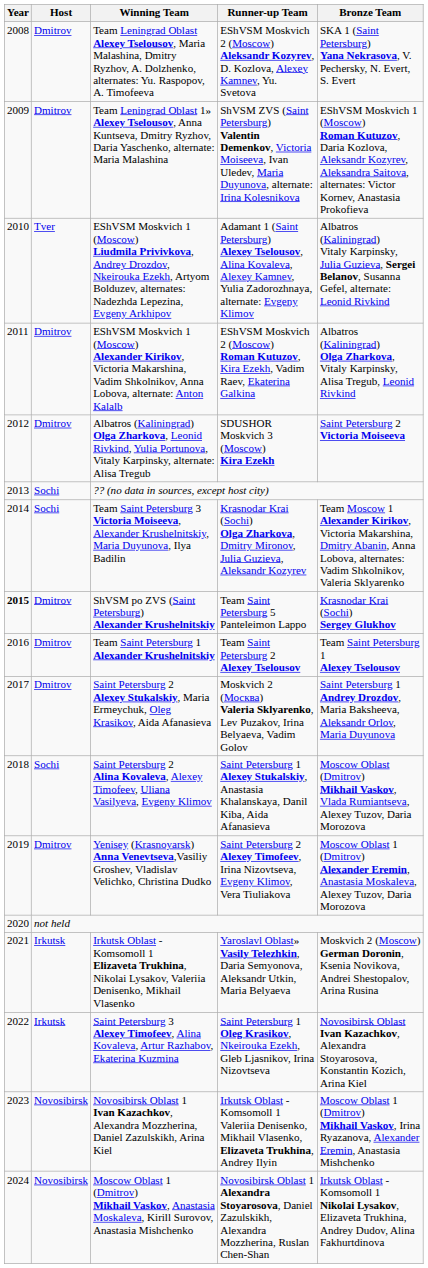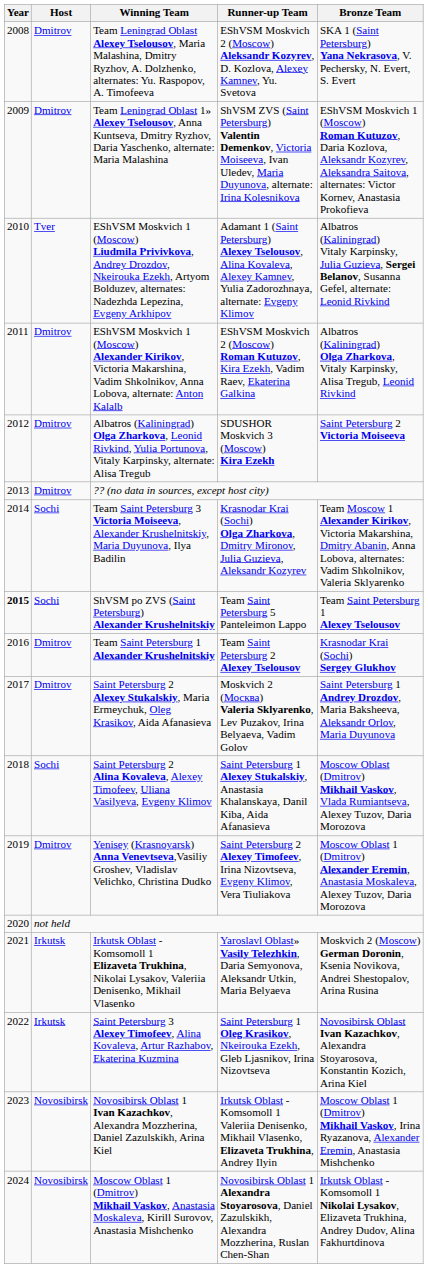(47, 490) Sochi -> (53, 490) Dmitrov
(53, 600) Dmitrov -> (47, 600) Sochi
(358, 612) Krasnodar Krai (Sochi) Sergey Glukhov -> (370, 612) Team Saint Petersburg 1 Alexey Tselousov
(370, 655) Team Saint Petersburg 1 Alexey Tselousov -> (358, 655) Krasnodar Krai (Sochi) Sergey Glukhov
